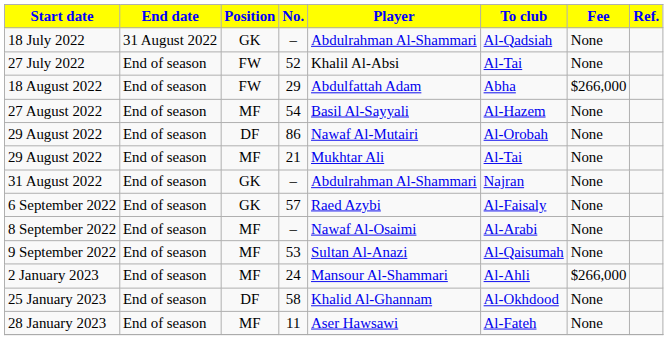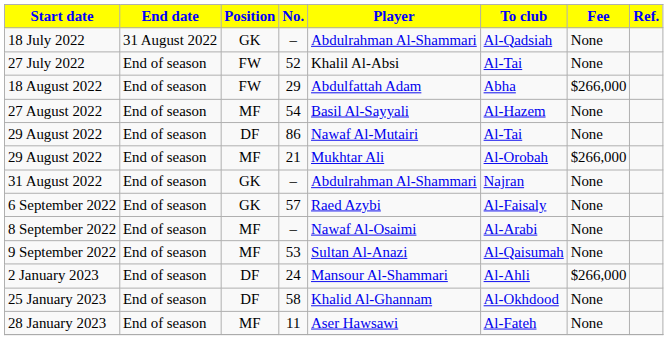(516, 134) Al-Orobah -> (503, 134) Al-Tai
(503, 157) Al-Tai -> (516, 157) Al-Orobah
(587, 157) None -> (599, 157) $266,000
(250, 275) MF -> (250, 275) DF
